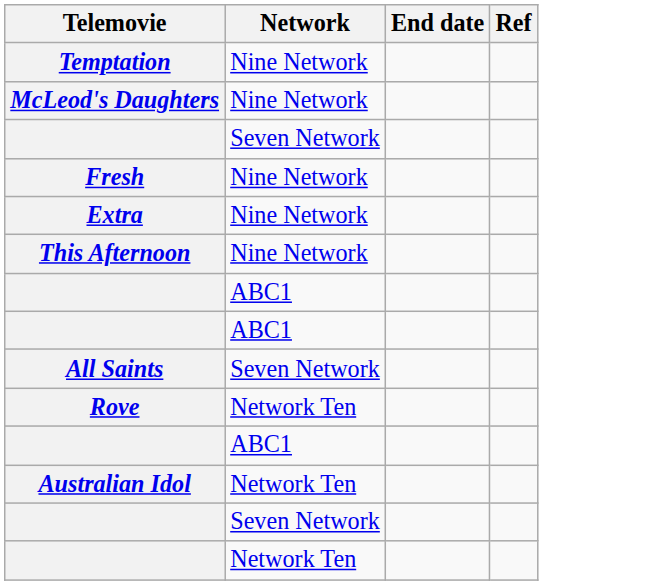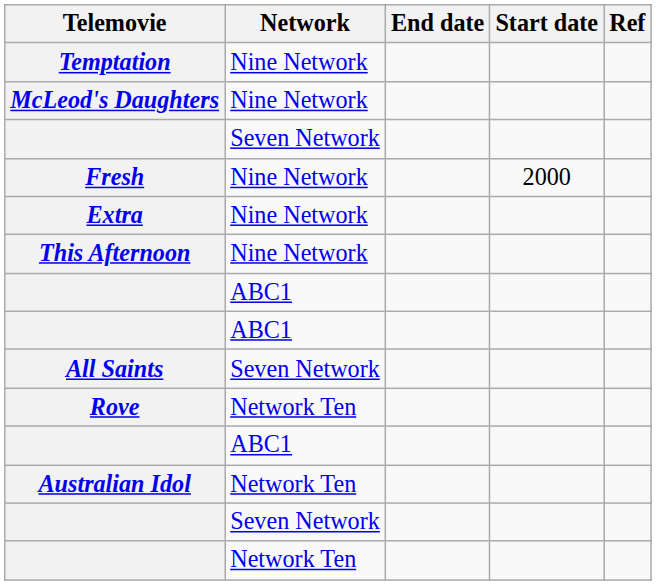+ column: (547, 23)
